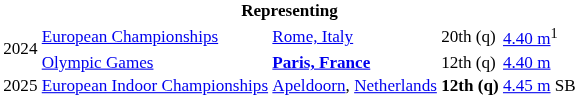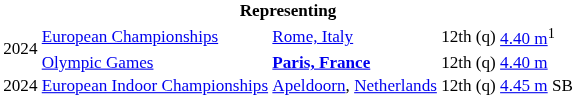(468, 36) 20th (q) -> (468, 36) 12th (q)
(20, 86) 2025 -> (20, 86) 2024
(470, 86) bold -> (468, 86) normal
